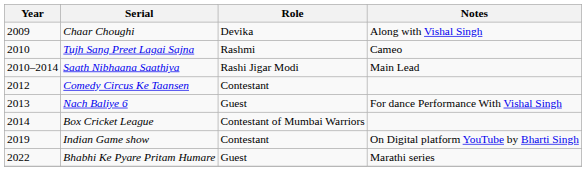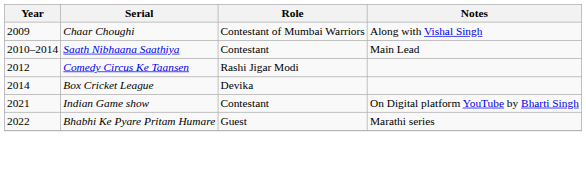(237, 31) Devika -> (293, 31) Contestant of Mumbai Warriors
- row: (129, 49)
(260, 67) Rashi Jigar Modi -> (245, 49) Contestant
(245, 85) Contestant -> (260, 67) Rashi Jigar Modi
- row: (96, 103)
(293, 121) Contestant of Mumbai Warriors -> (237, 85) Devika
(18, 139) 2019 -> (18, 103) 2021
